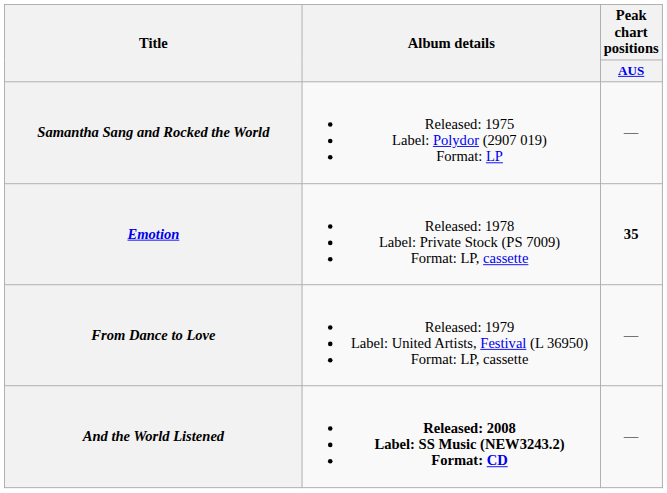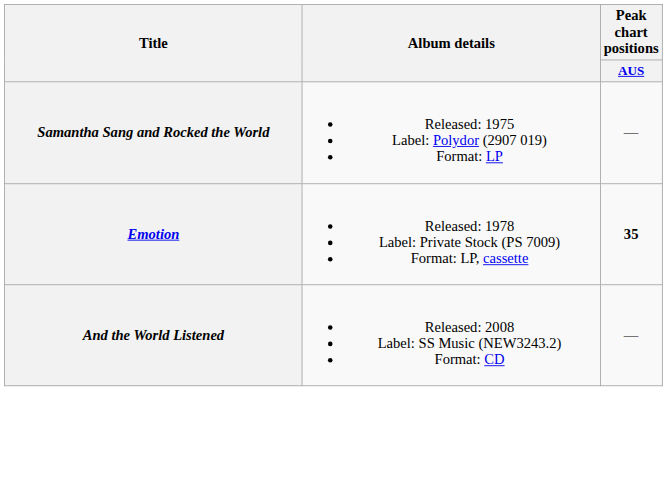- row: (153, 335)
(451, 445) bold -> (451, 343) normal
